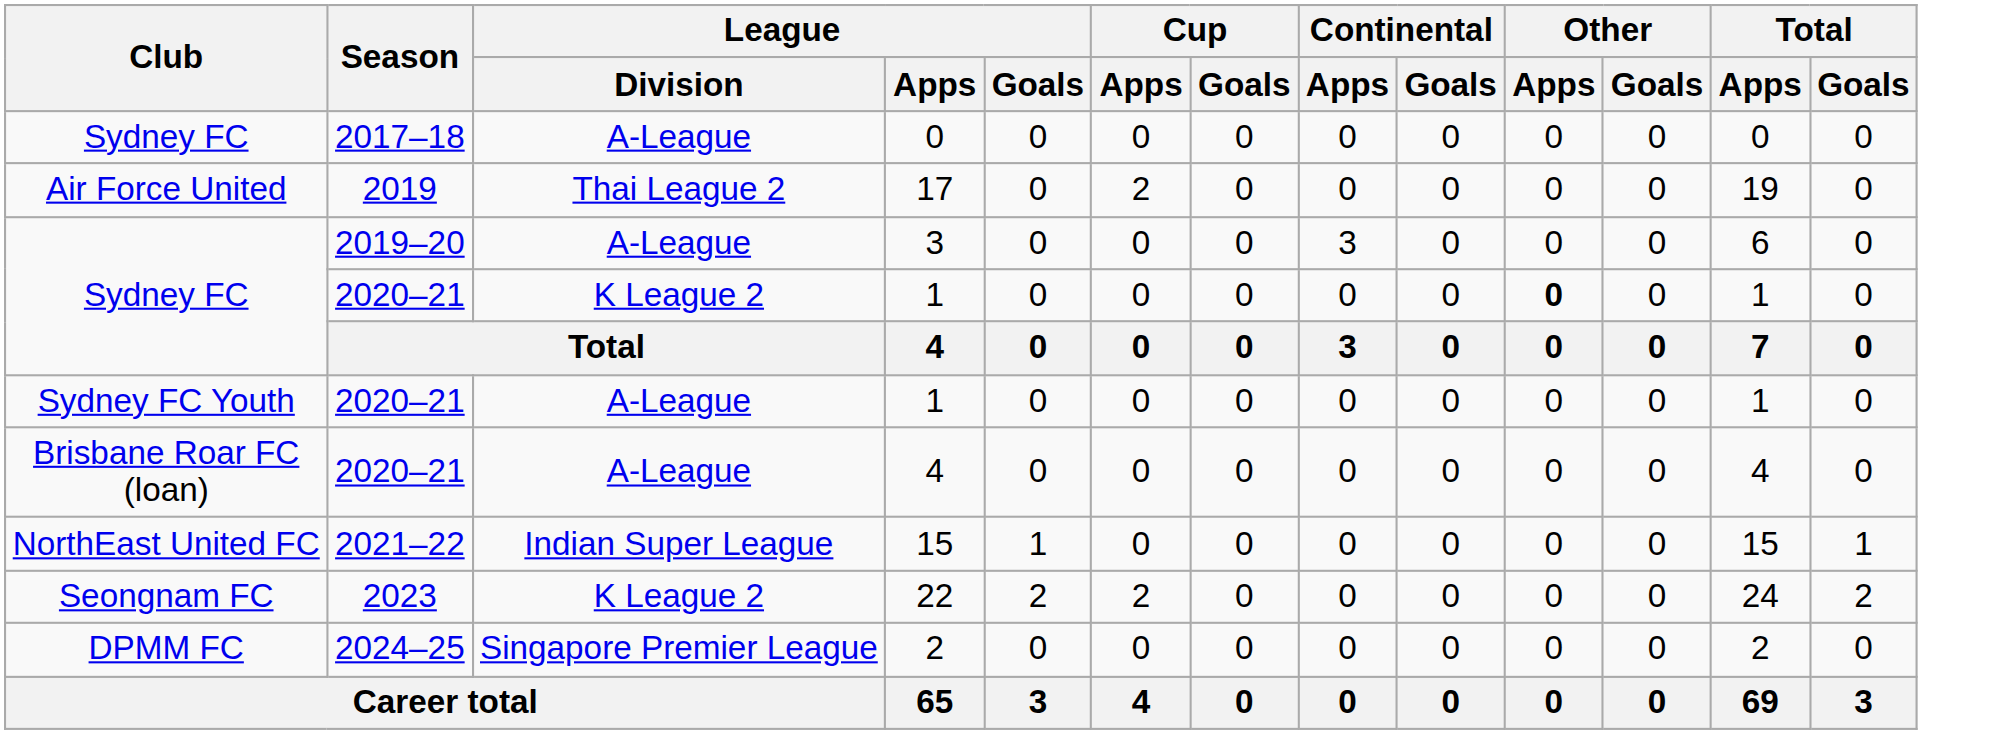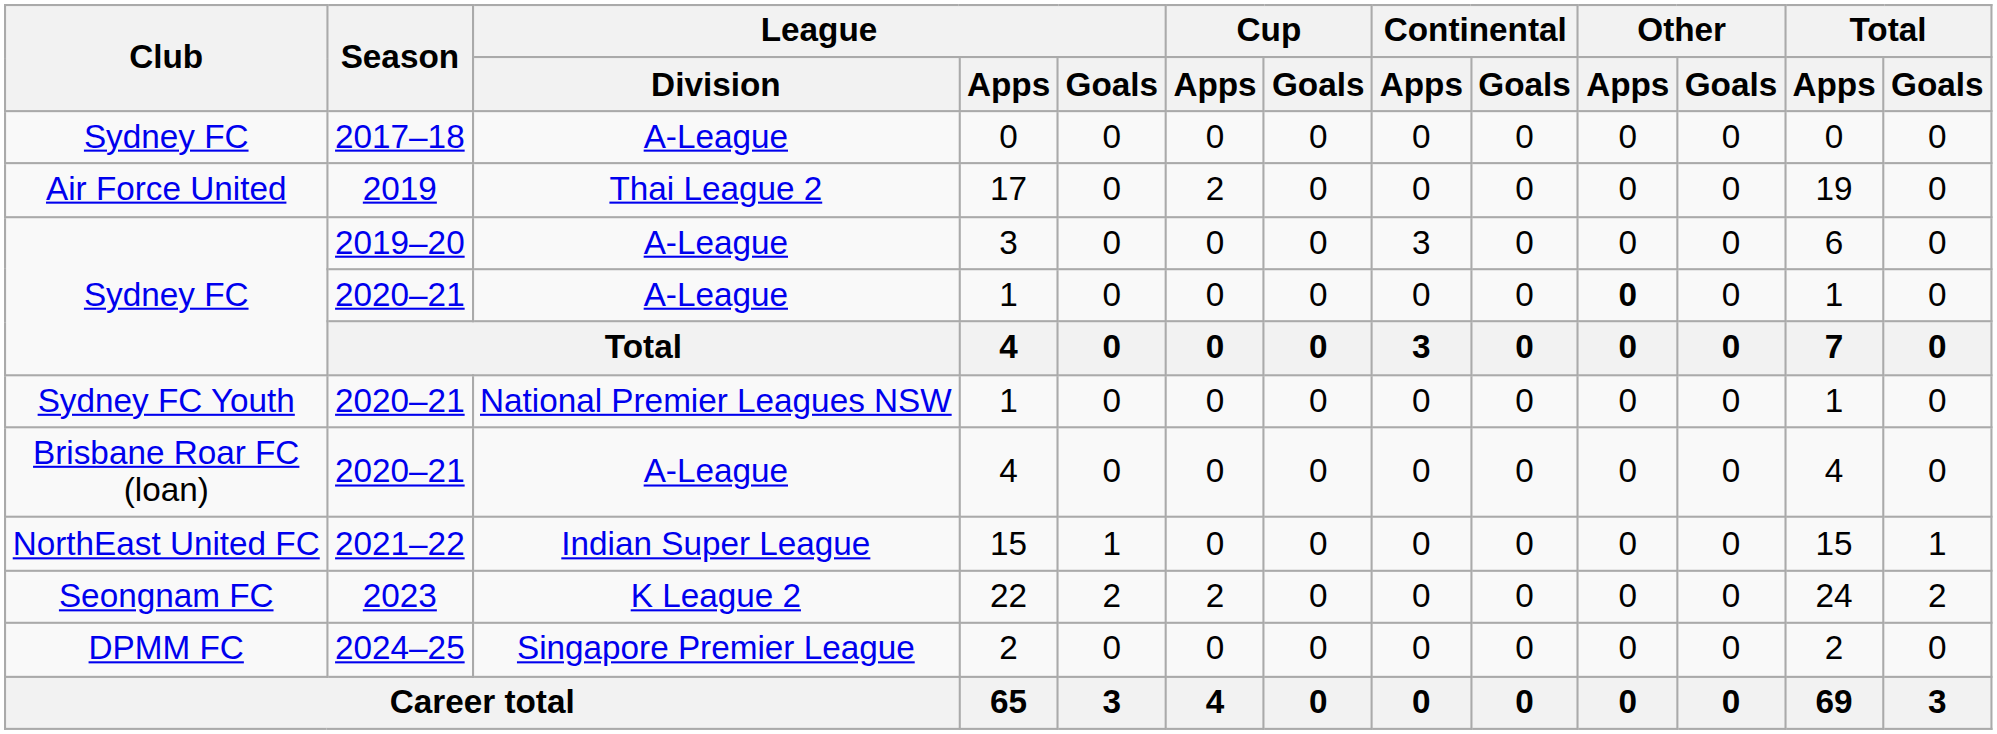(679, 294) K League 2 -> (716, 294) A-League
(679, 400) A-League -> (716, 400) National Premier Leagues NSW
